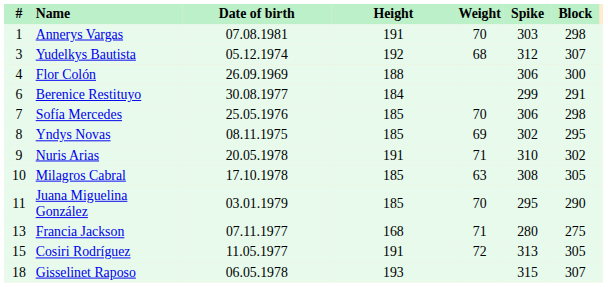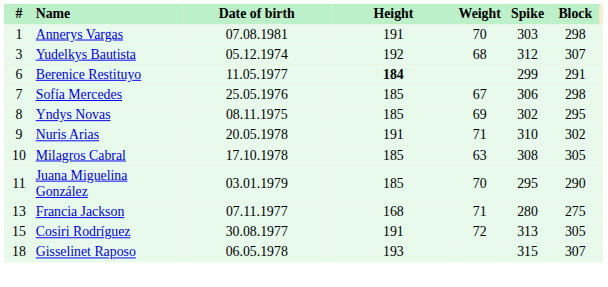- row: (66, 74)
(257, 94) 30.08.1977 -> (257, 74) 11.05.1977
(393, 94) normal -> (393, 74) bold
(480, 114) 70 -> (480, 94) 67
(257, 252) 11.05.1977 -> (257, 232) 30.08.1977
